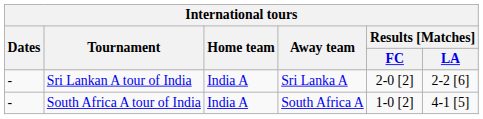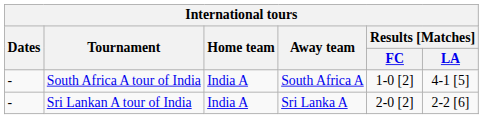rows swapped: (119, 80) <-> (124, 102)
